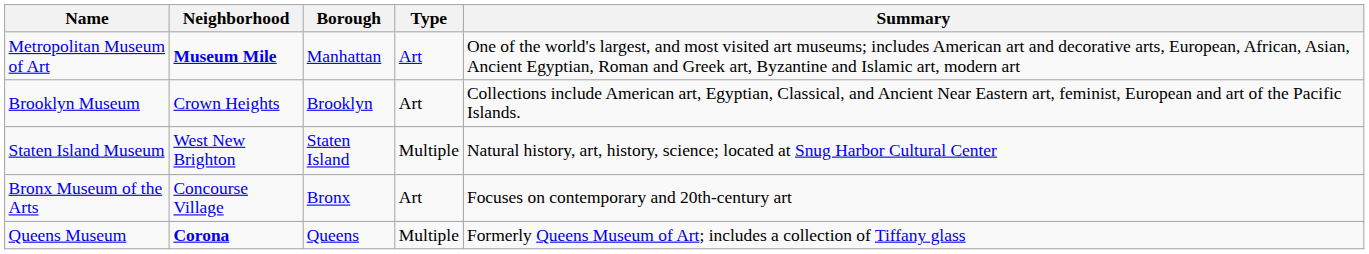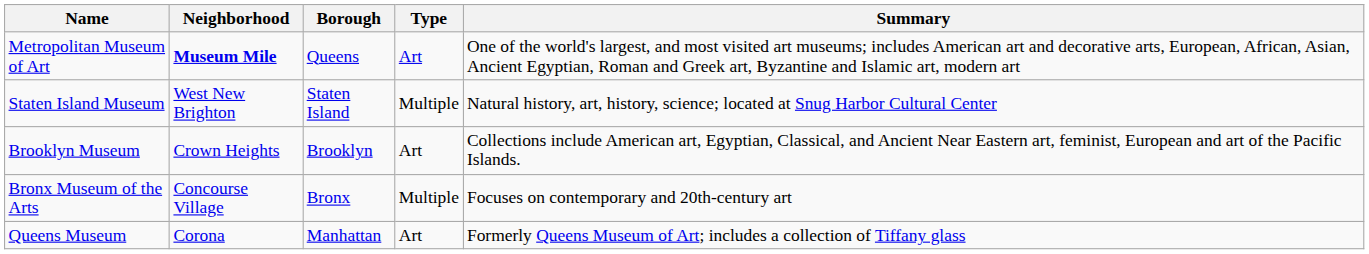(344, 55) Manhattan -> (333, 55) Queens
rows swapped: (74, 103) <-> (87, 150)
(410, 197) Art -> (429, 197) Multiple
(201, 235) bold -> (199, 235) normal
(333, 235) Queens -> (344, 235) Manhattan
(429, 235) Multiple -> (410, 235) Art
